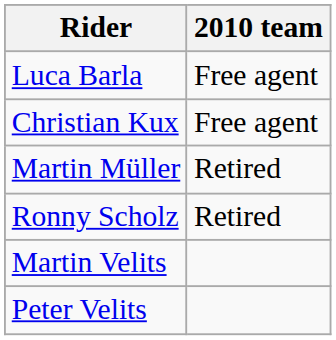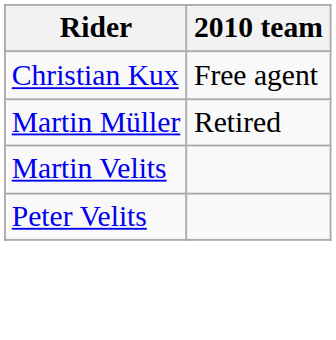- row: (77, 74)
- row: (95, 215)
